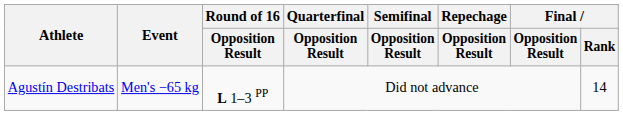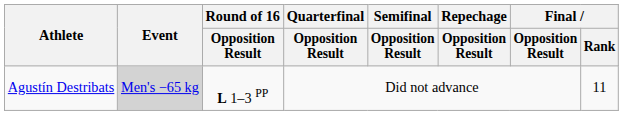(160, 88) no background -> (160, 88) lightgrey background
(599, 88) 14 -> (599, 88) 11
